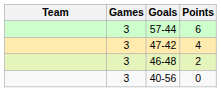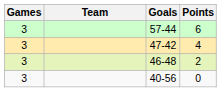columns swapped: (55, 12) <-> (126, 12)
